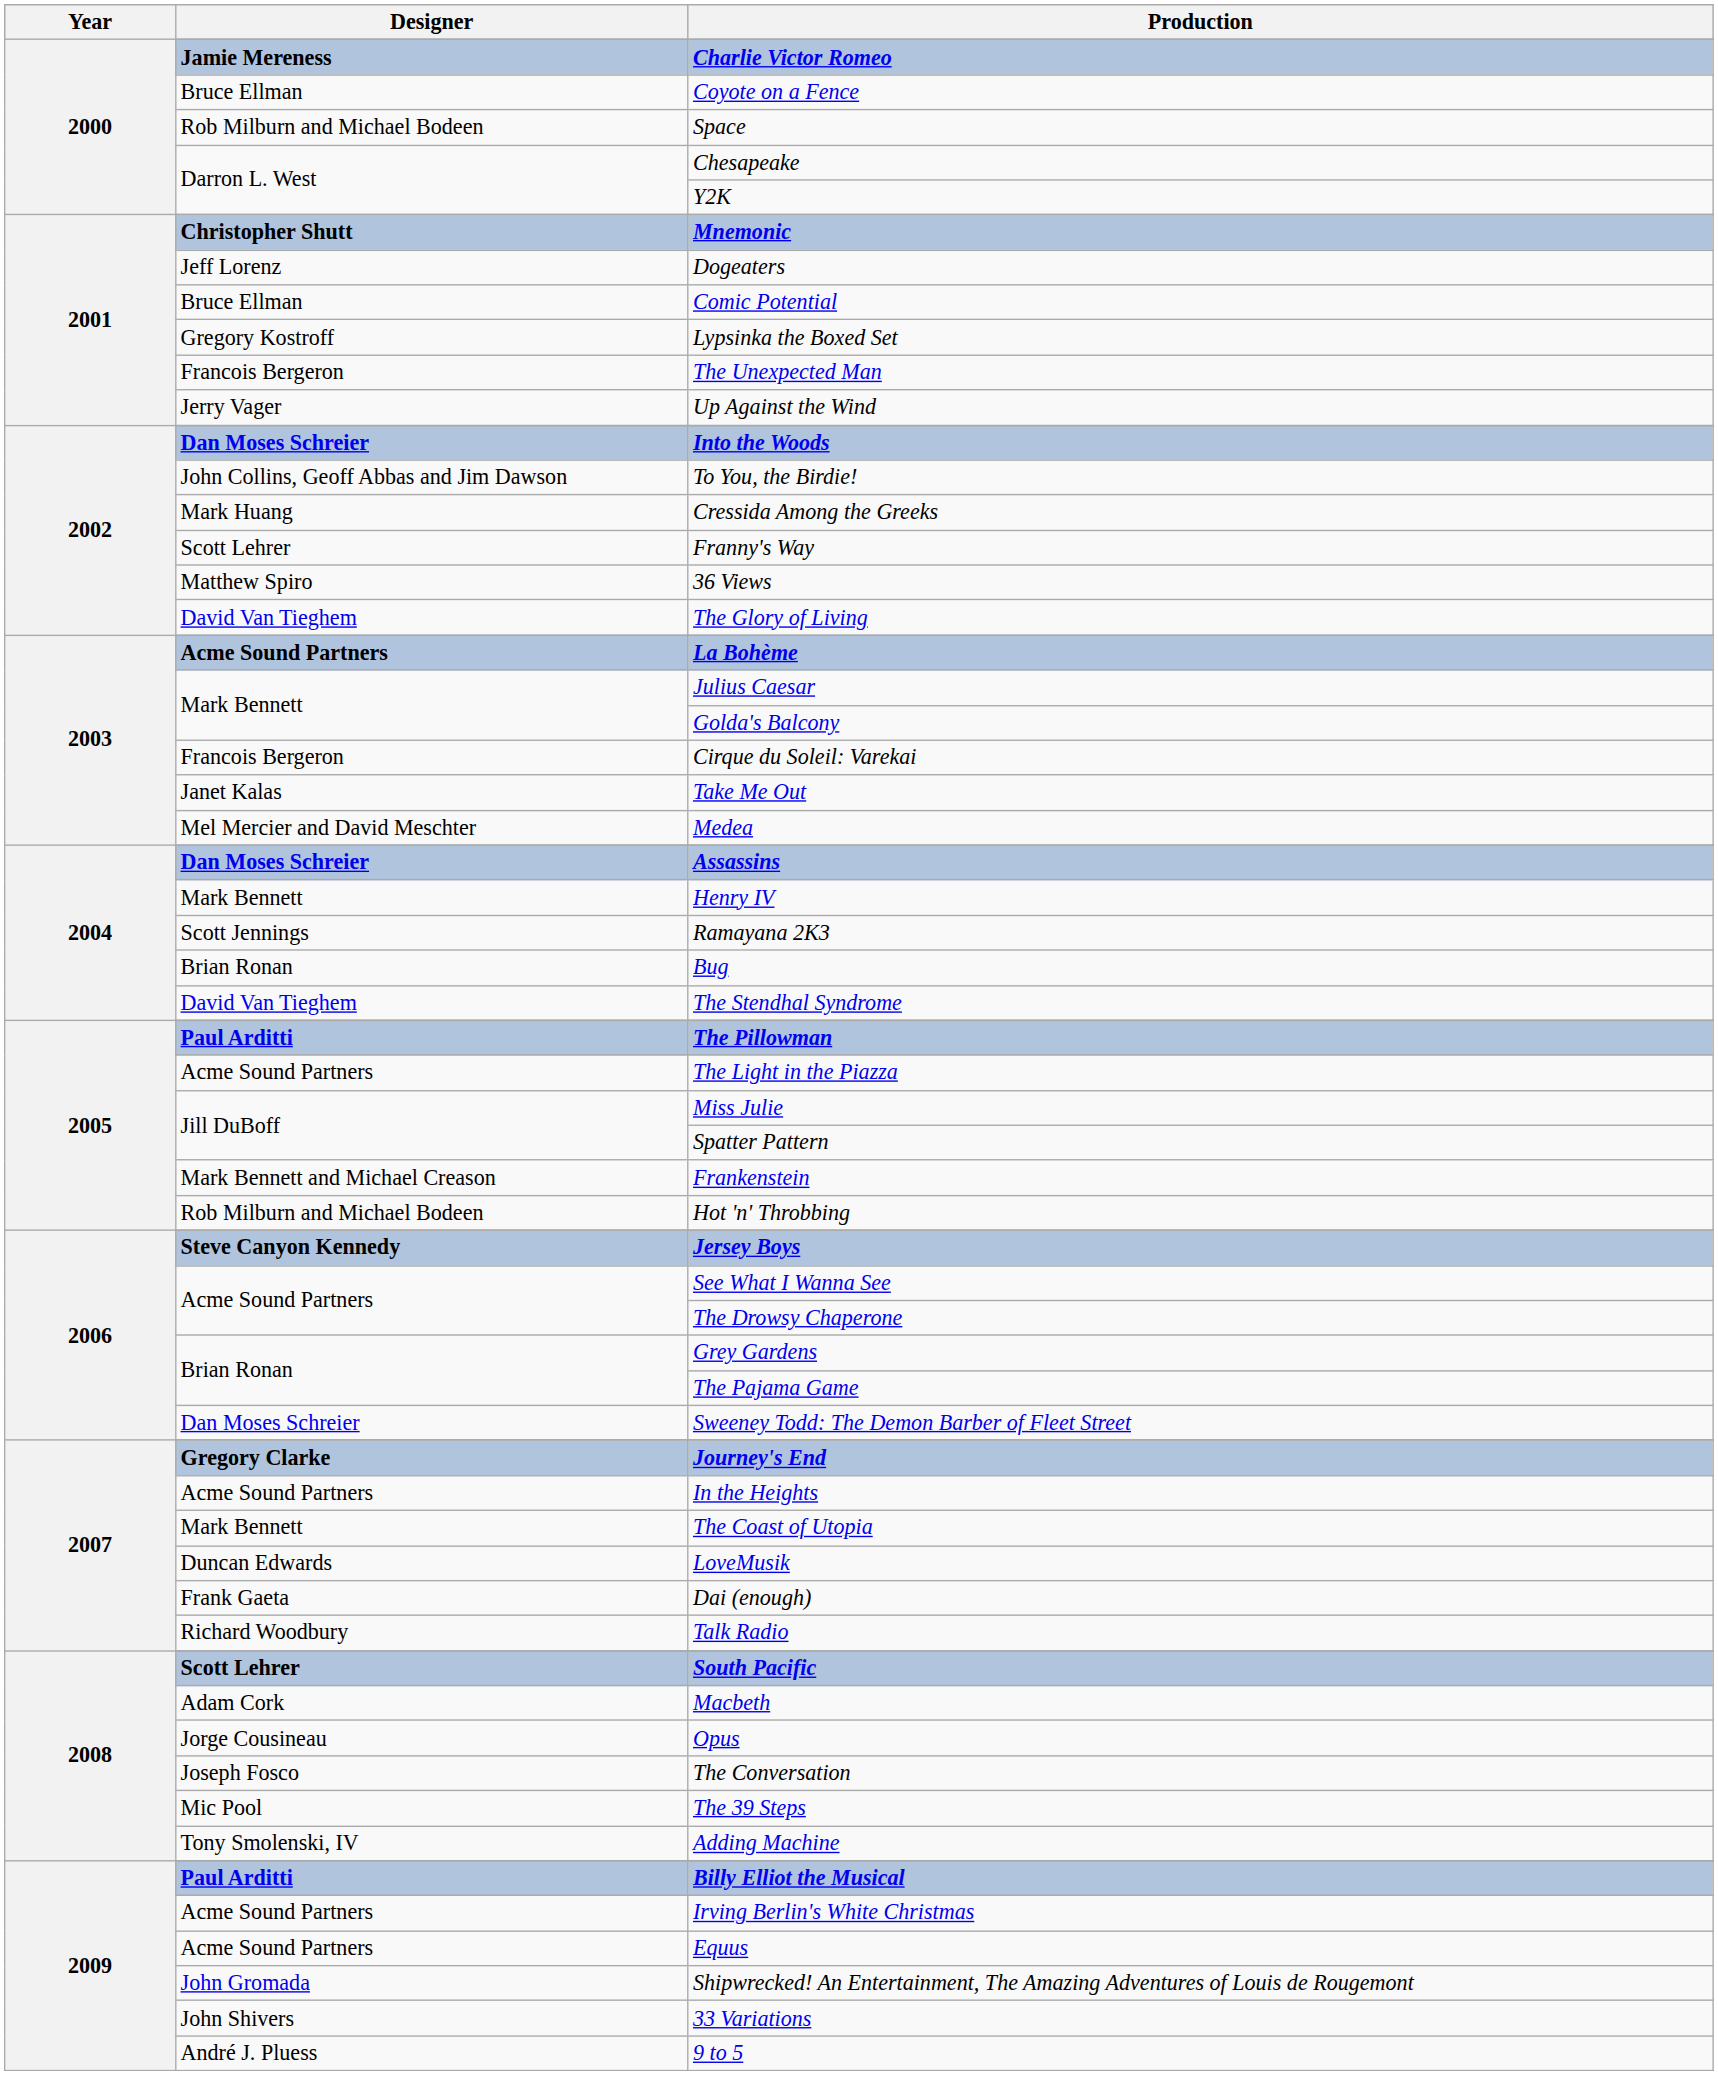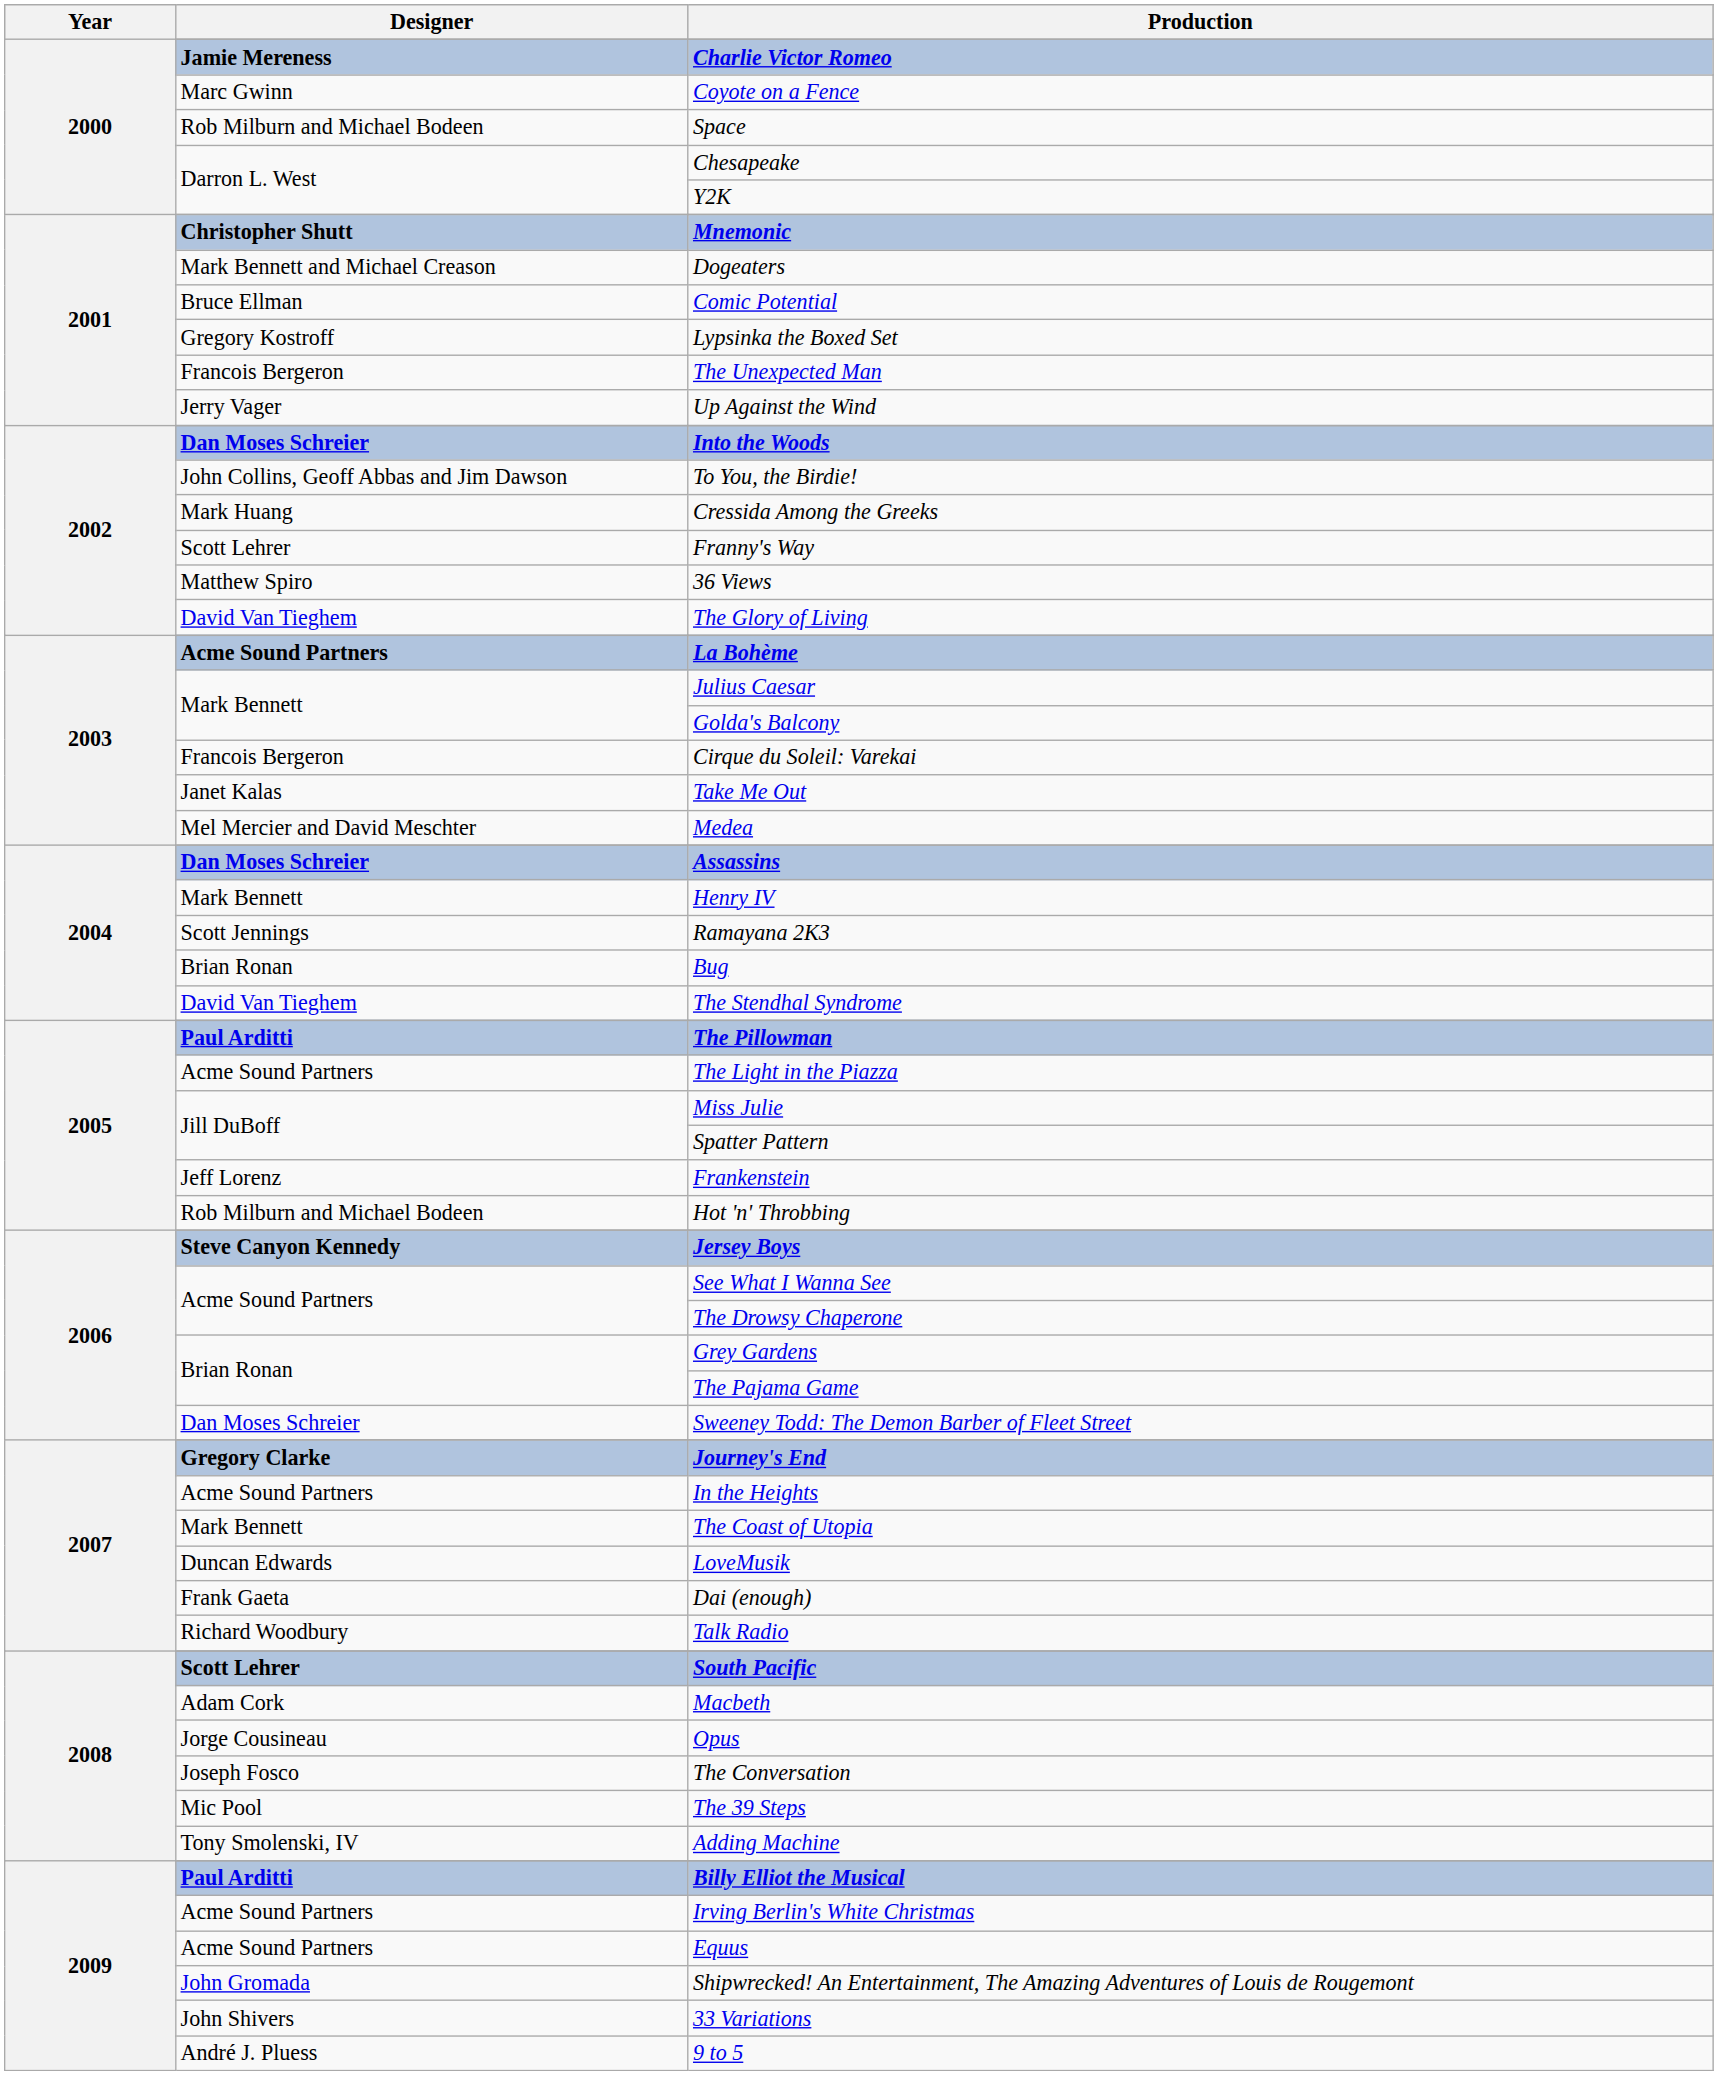(242, 92) Bruce Ellman -> (237, 92) Marc Gwinn
(231, 267) Jeff Lorenz -> (338, 267) Mark Bennett and Michael Creason
(338, 1177) Mark Bennett and Michael Creason -> (231, 1177) Jeff Lorenz
